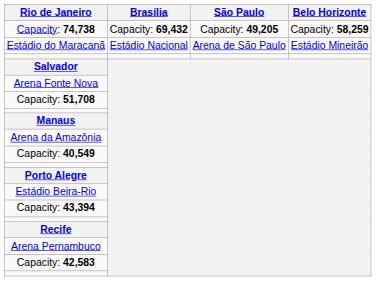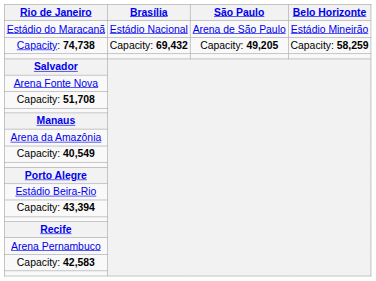rows swapped: (56, 45) <-> (56, 29)
